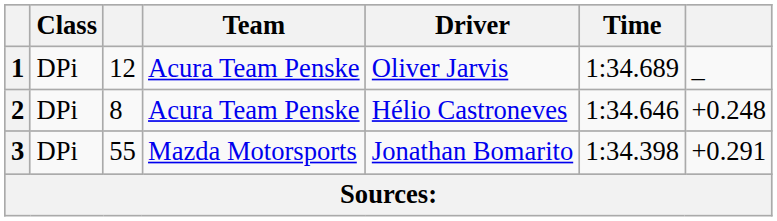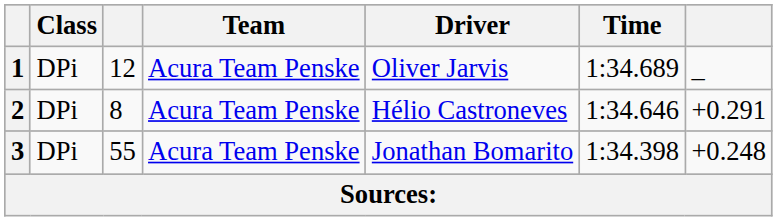(729, 109) +0.248 -> (729, 109) +0.291
(252, 151) Mazda Motorsports -> (254, 151) Acura Team Penske
(729, 151) +0.291 -> (729, 151) +0.248
